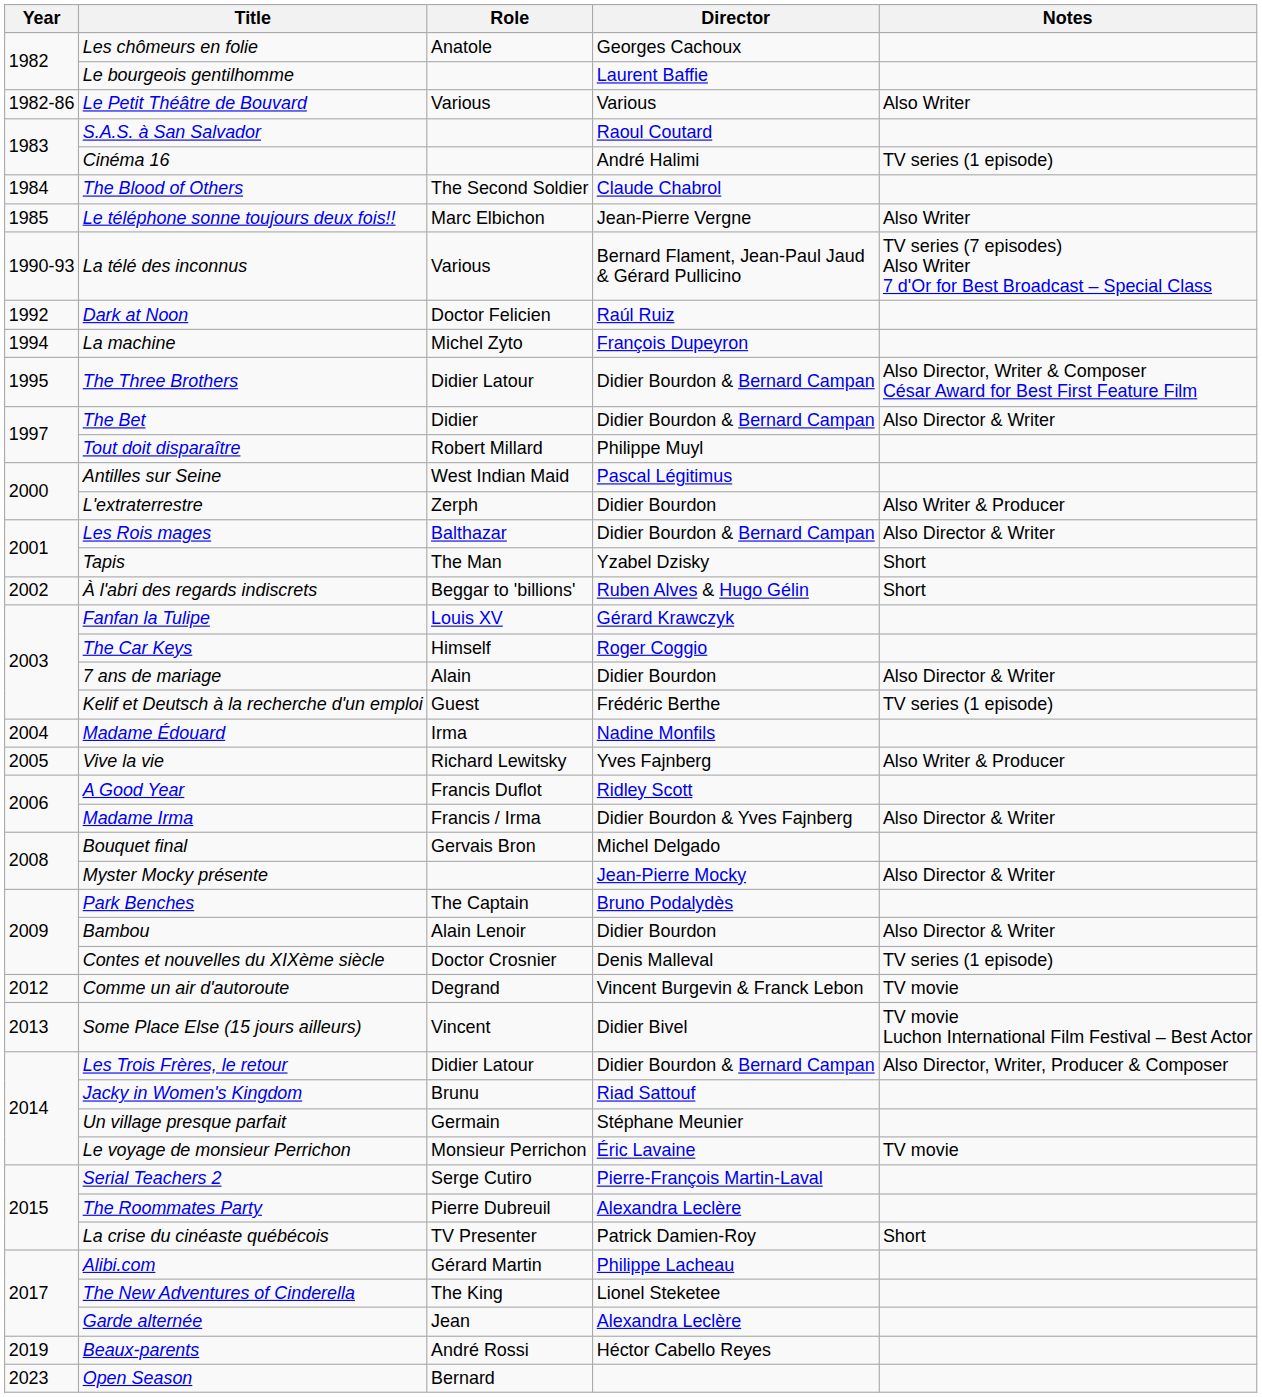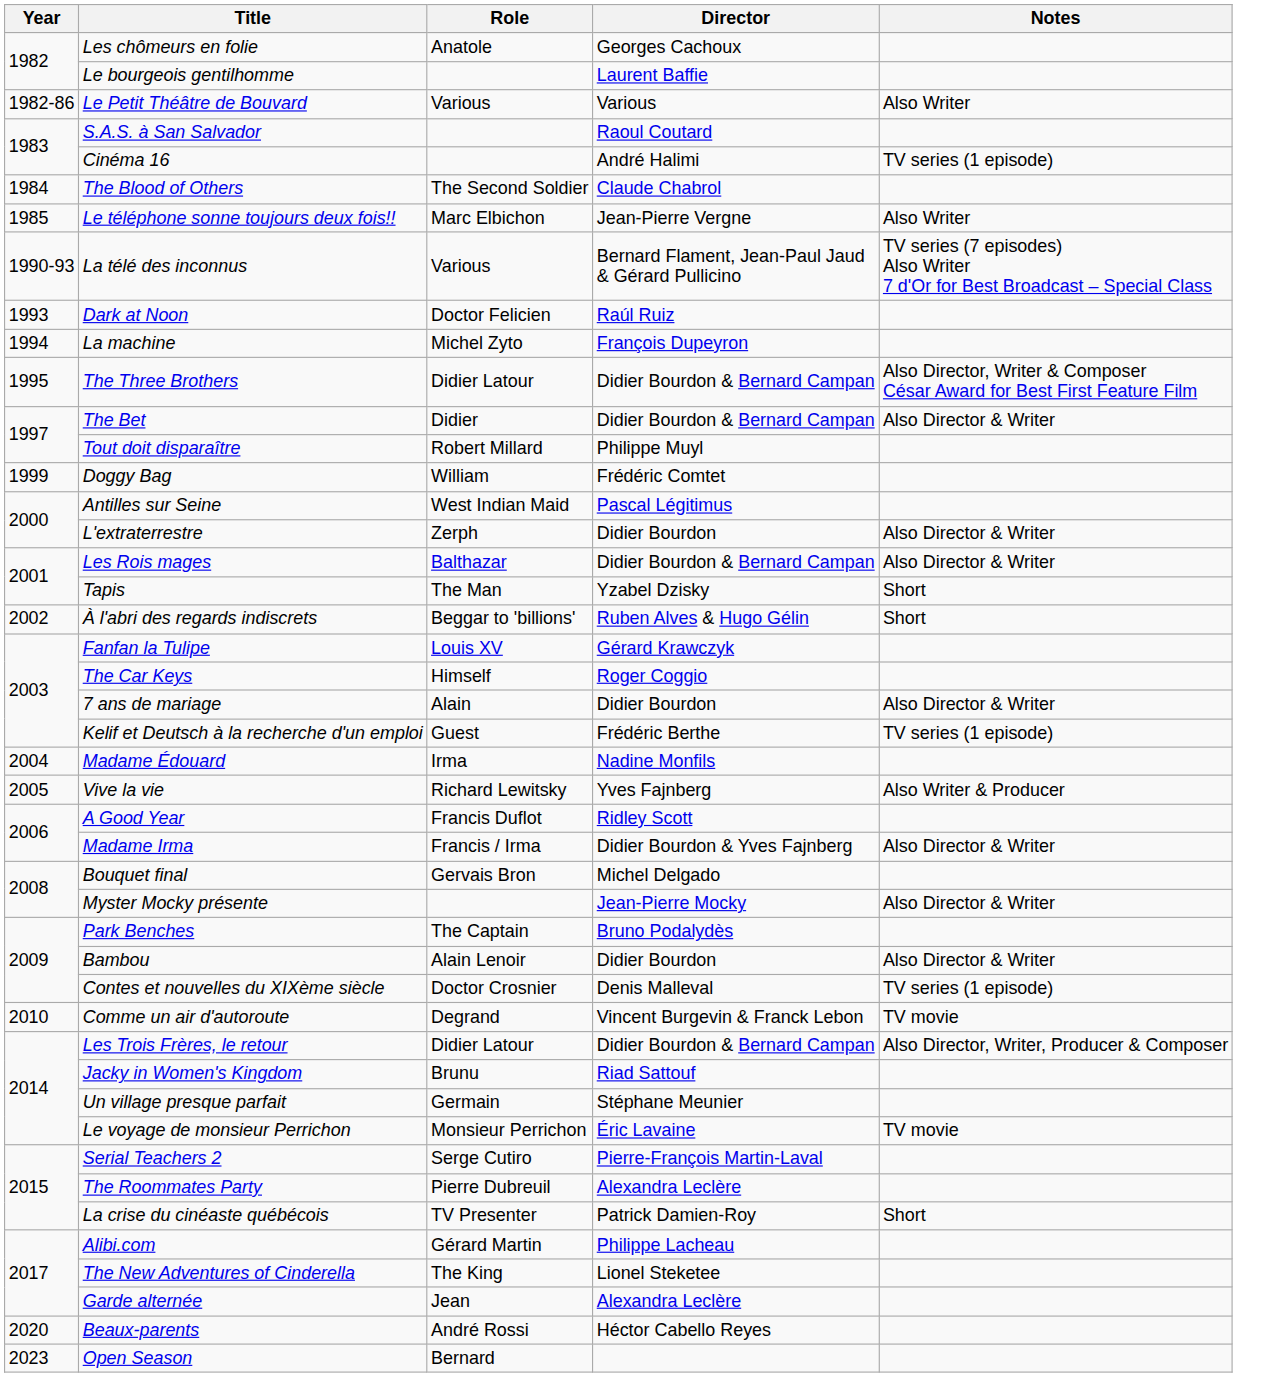(29, 314) 1992 -> (29, 314) 1993
+ row: (127, 477)
(974, 505) Also Writer & Producer -> (969, 533) Also Director & Writer
(29, 988) 2012 -> (29, 1017) 2010
- row: (222, 1027)
(29, 1349) 2019 -> (29, 1329) 2020
